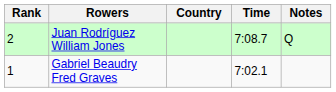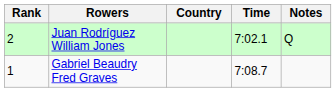(251, 39) 7:08.7 -> (251, 39) 7:02.1
(251, 71) 7:02.1 -> (251, 71) 7:08.7
